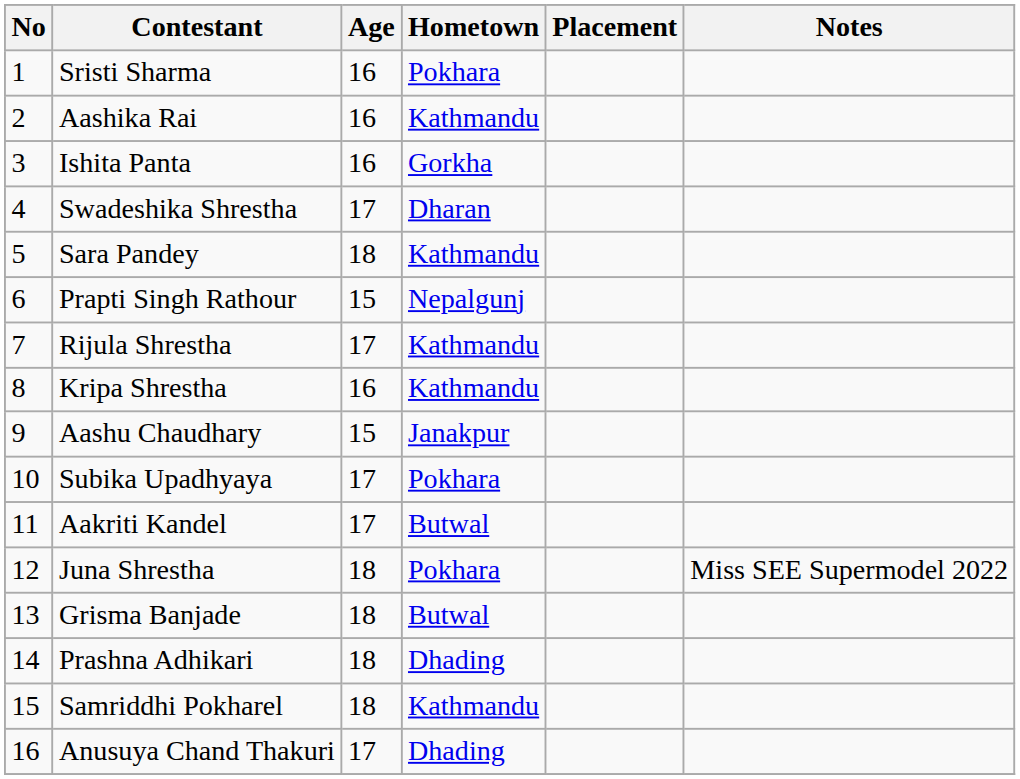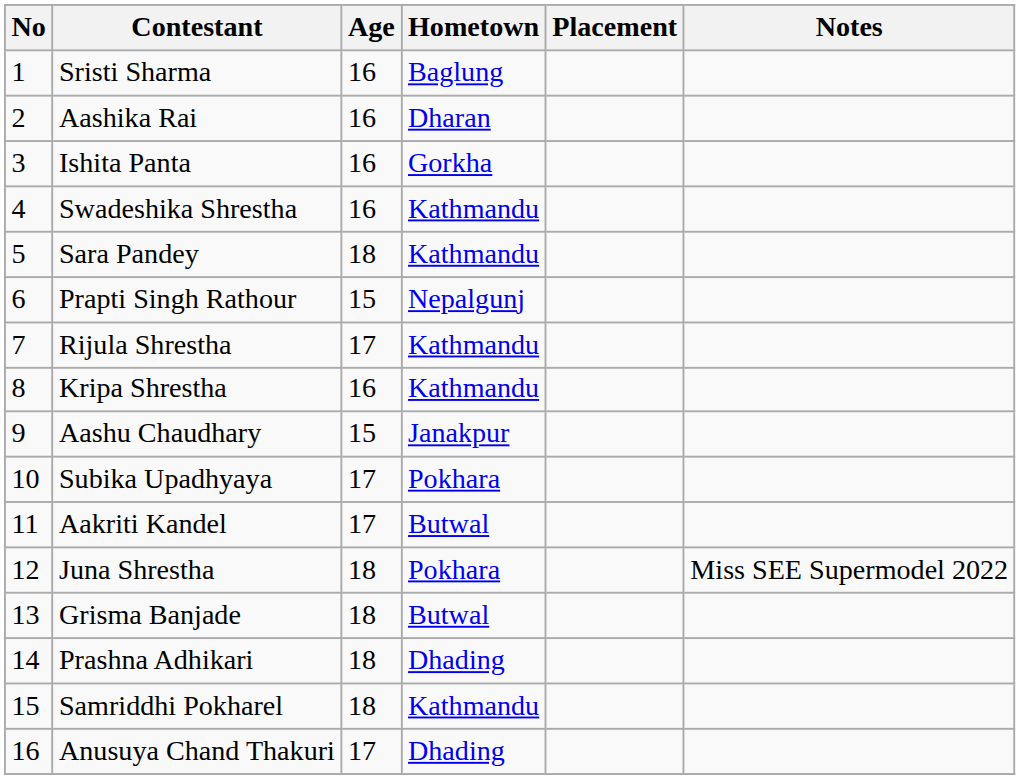(454, 72) Pokhara -> (456, 72) Baglung
(474, 117) Kathmandu -> (449, 117) Dharan
(362, 207) 17 -> (362, 207) 16
(449, 207) Dharan -> (474, 207) Kathmandu
